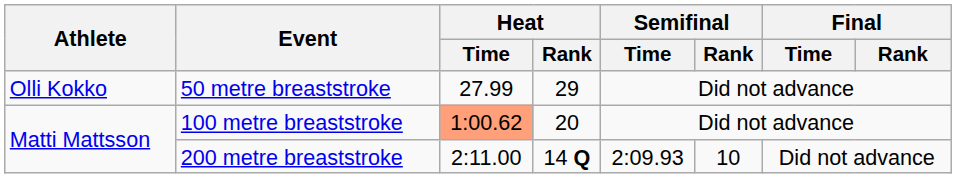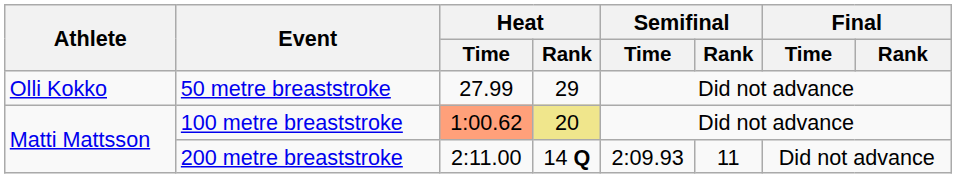(567, 123) no background -> (567, 123) khaki background
(728, 157) 10 -> (728, 157) 11
